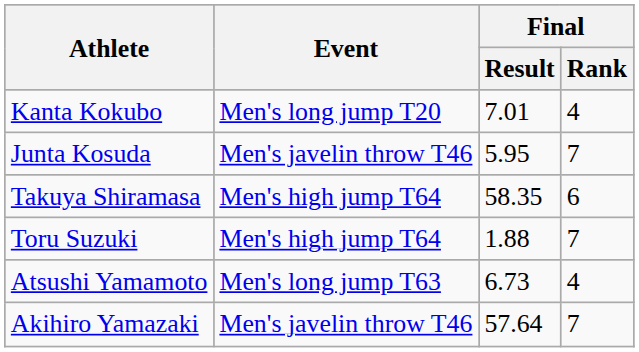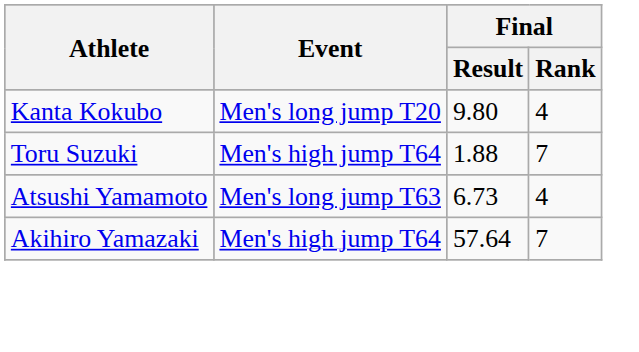(507, 111) 7.01 -> (476, 111) 9.80
- row: (81, 153)
- row: (106, 196)
(346, 324) Men's javelin throw T46 -> (330, 239) Men's high jump T64
